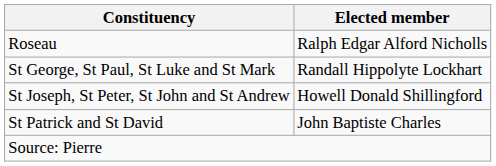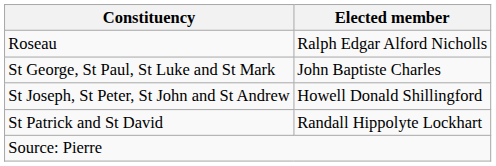(390, 69) Randall Hippolyte Lockhart -> (369, 69) John Baptiste Charles
(369, 122) John Baptiste Charles -> (390, 122) Randall Hippolyte Lockhart
